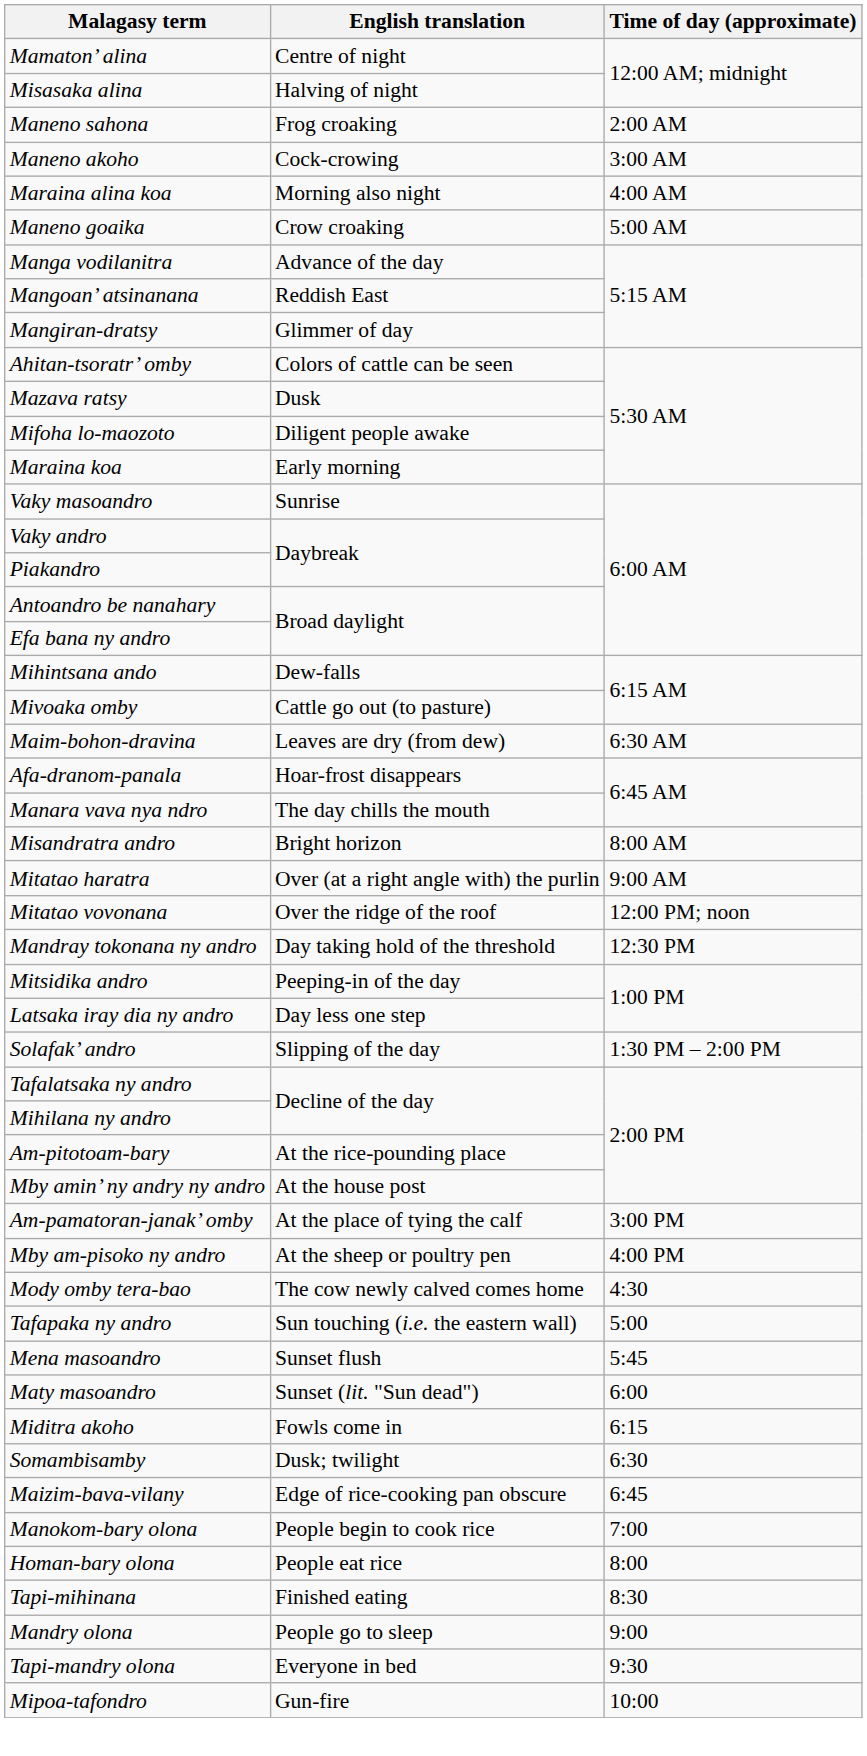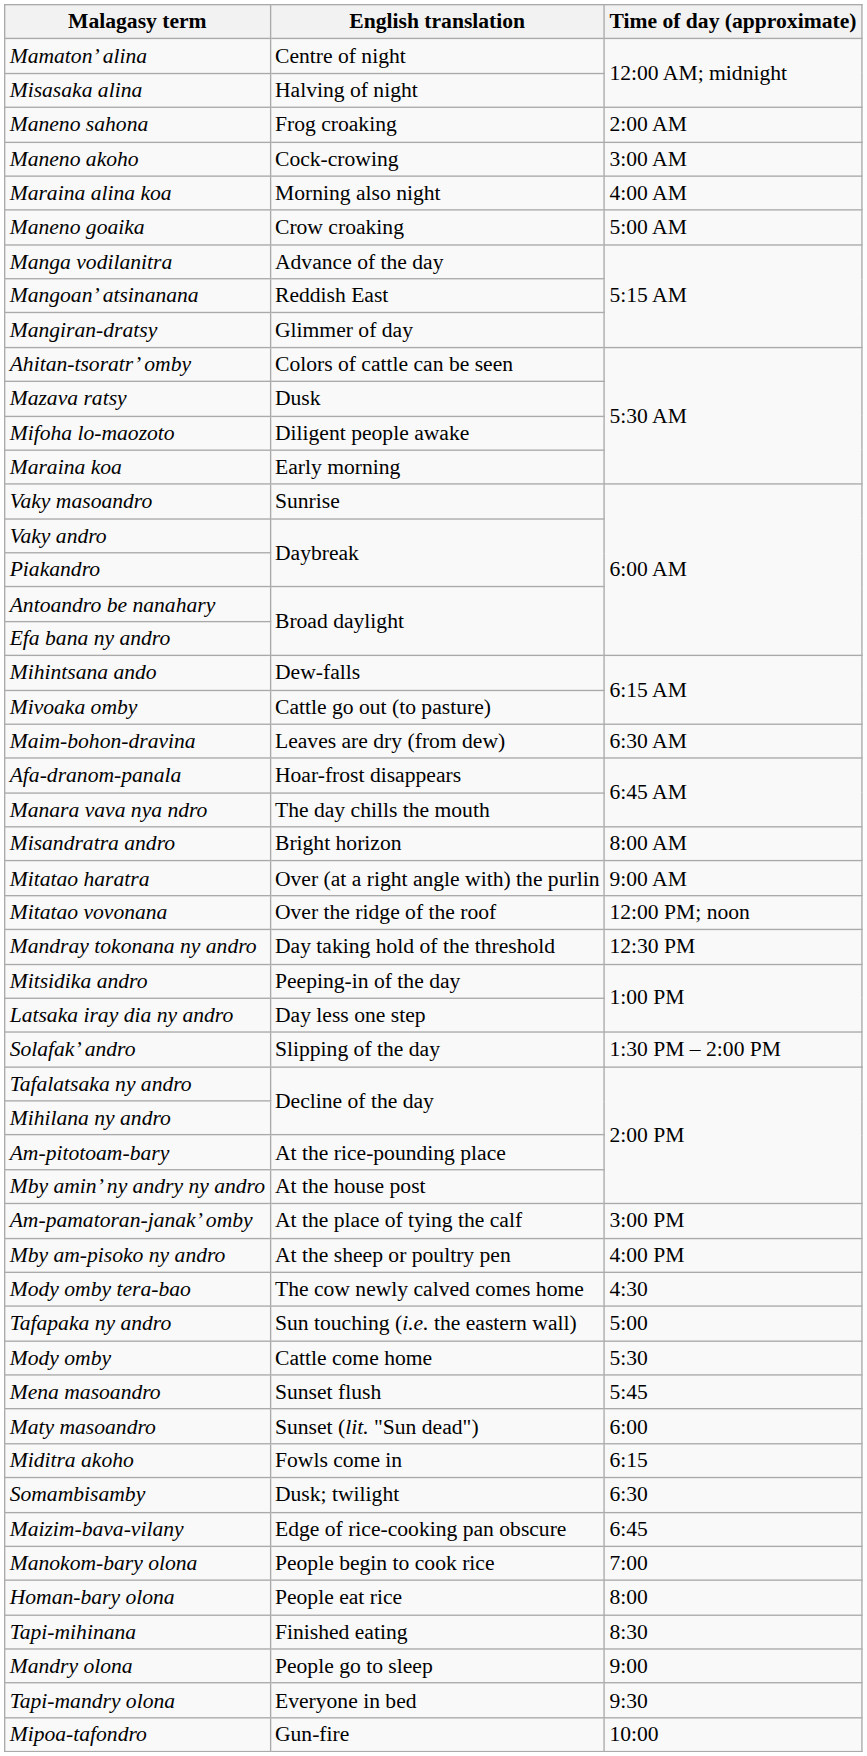+ row: (60, 1357)
